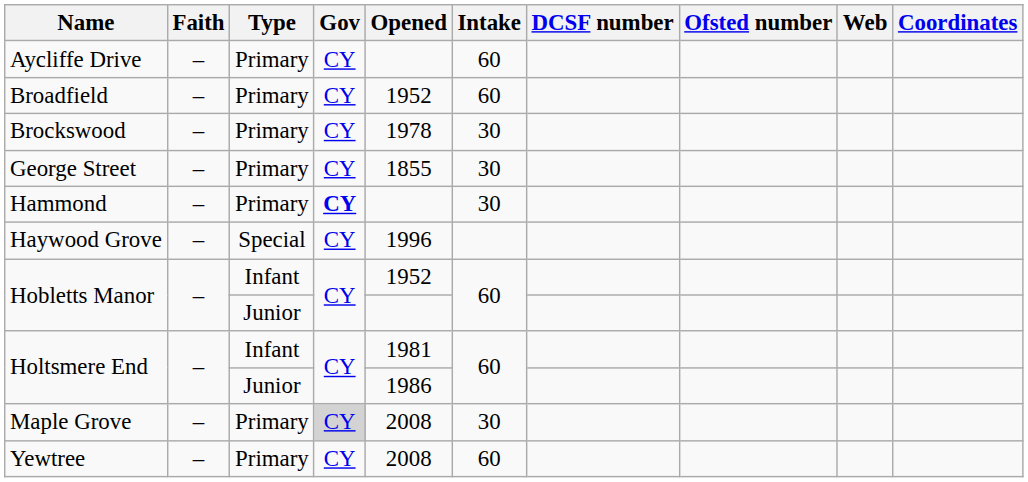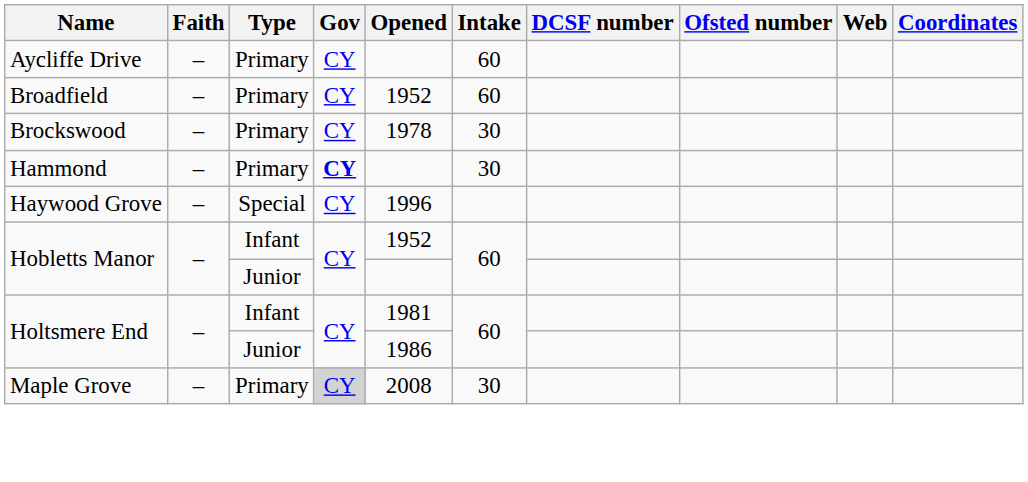- row: (73, 167)
- row: (48, 458)
